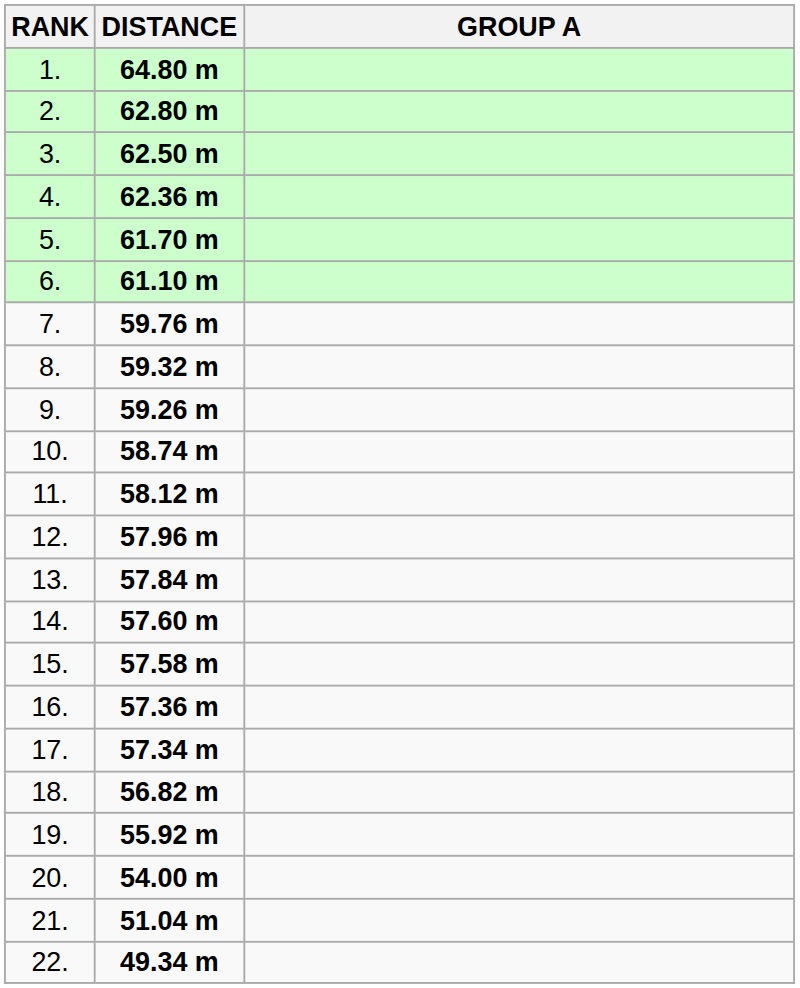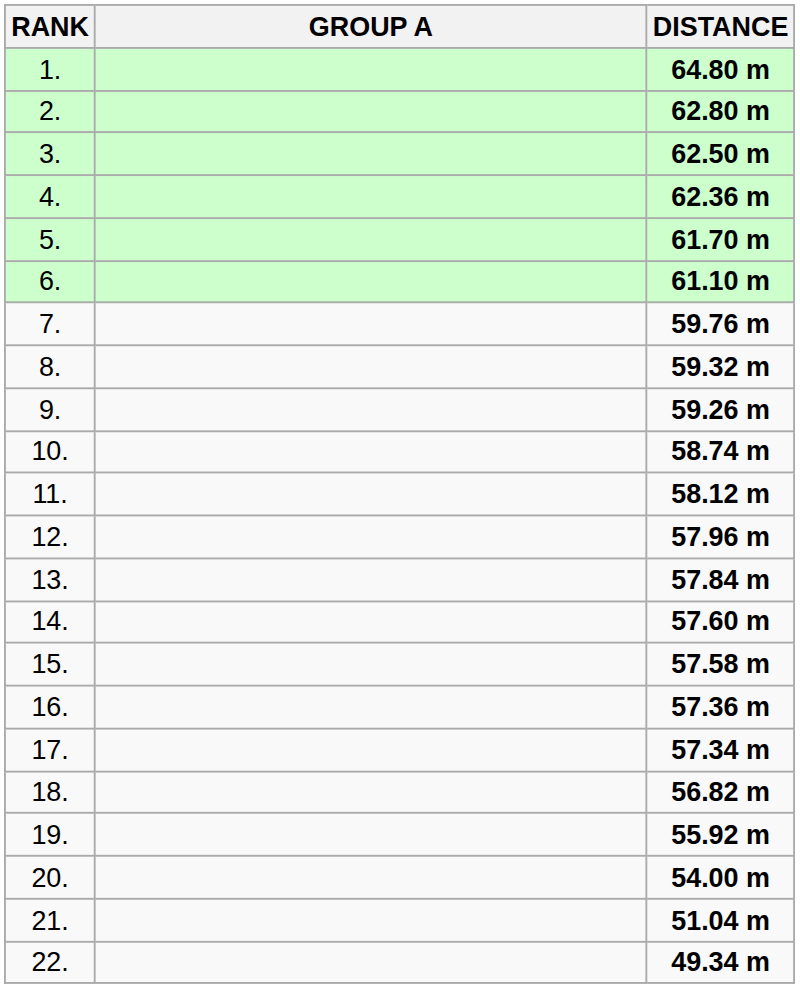columns swapped: (519, 27) <-> (169, 27)
